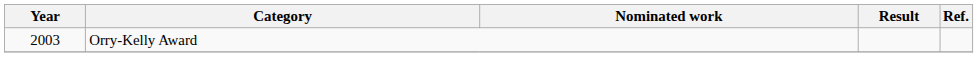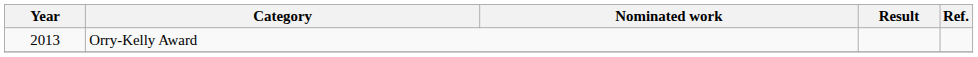(45, 39) 2003 -> (45, 39) 2013
